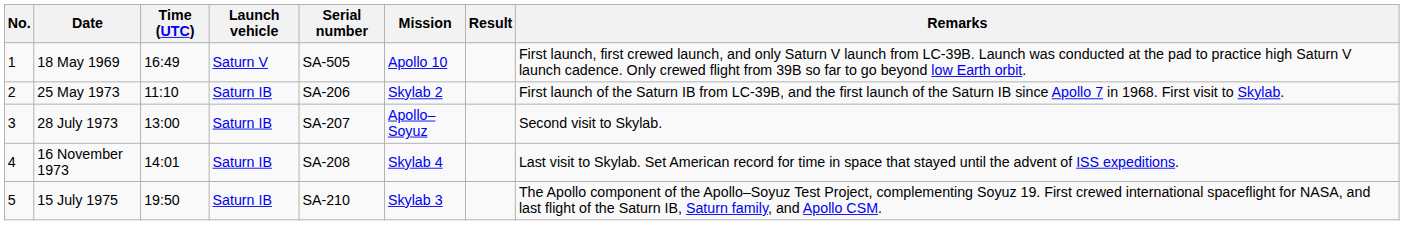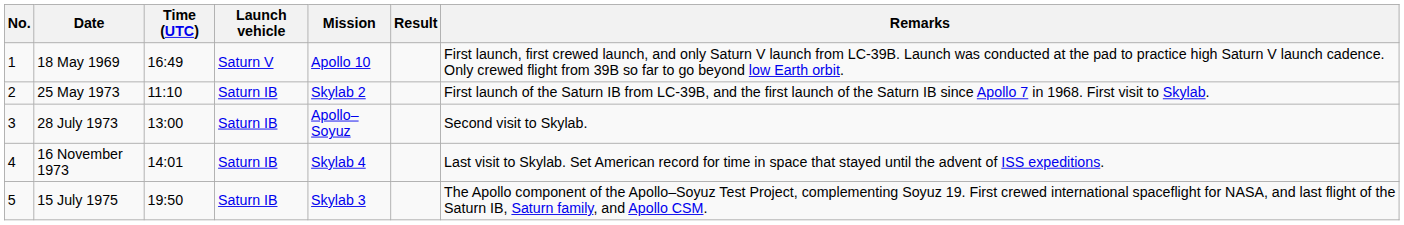- column: (342, 23)
